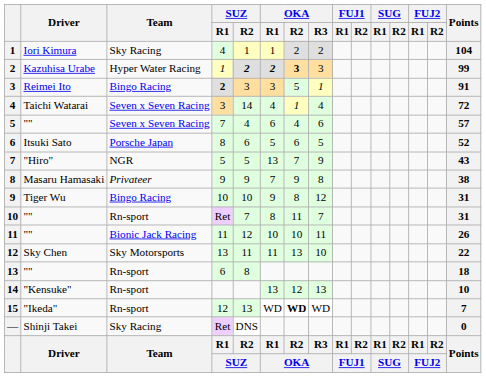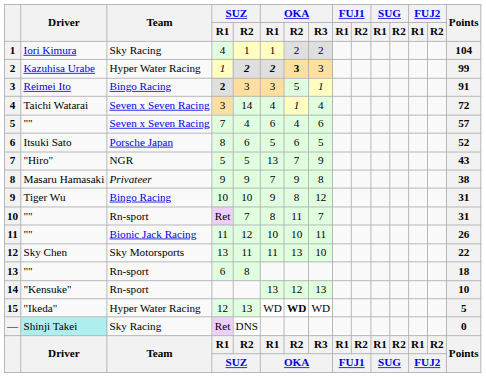(129, 307) Rn-sport -> (155, 307) Hyper Water Racing
(464, 307) 7 -> (464, 307) 5
(50, 326) no background -> (50, 326) paleturquoise background
